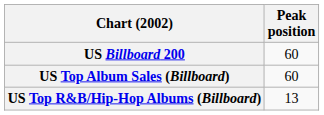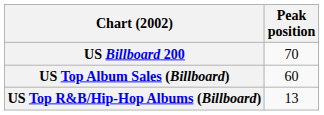(292, 53) 60 -> (292, 53) 70
